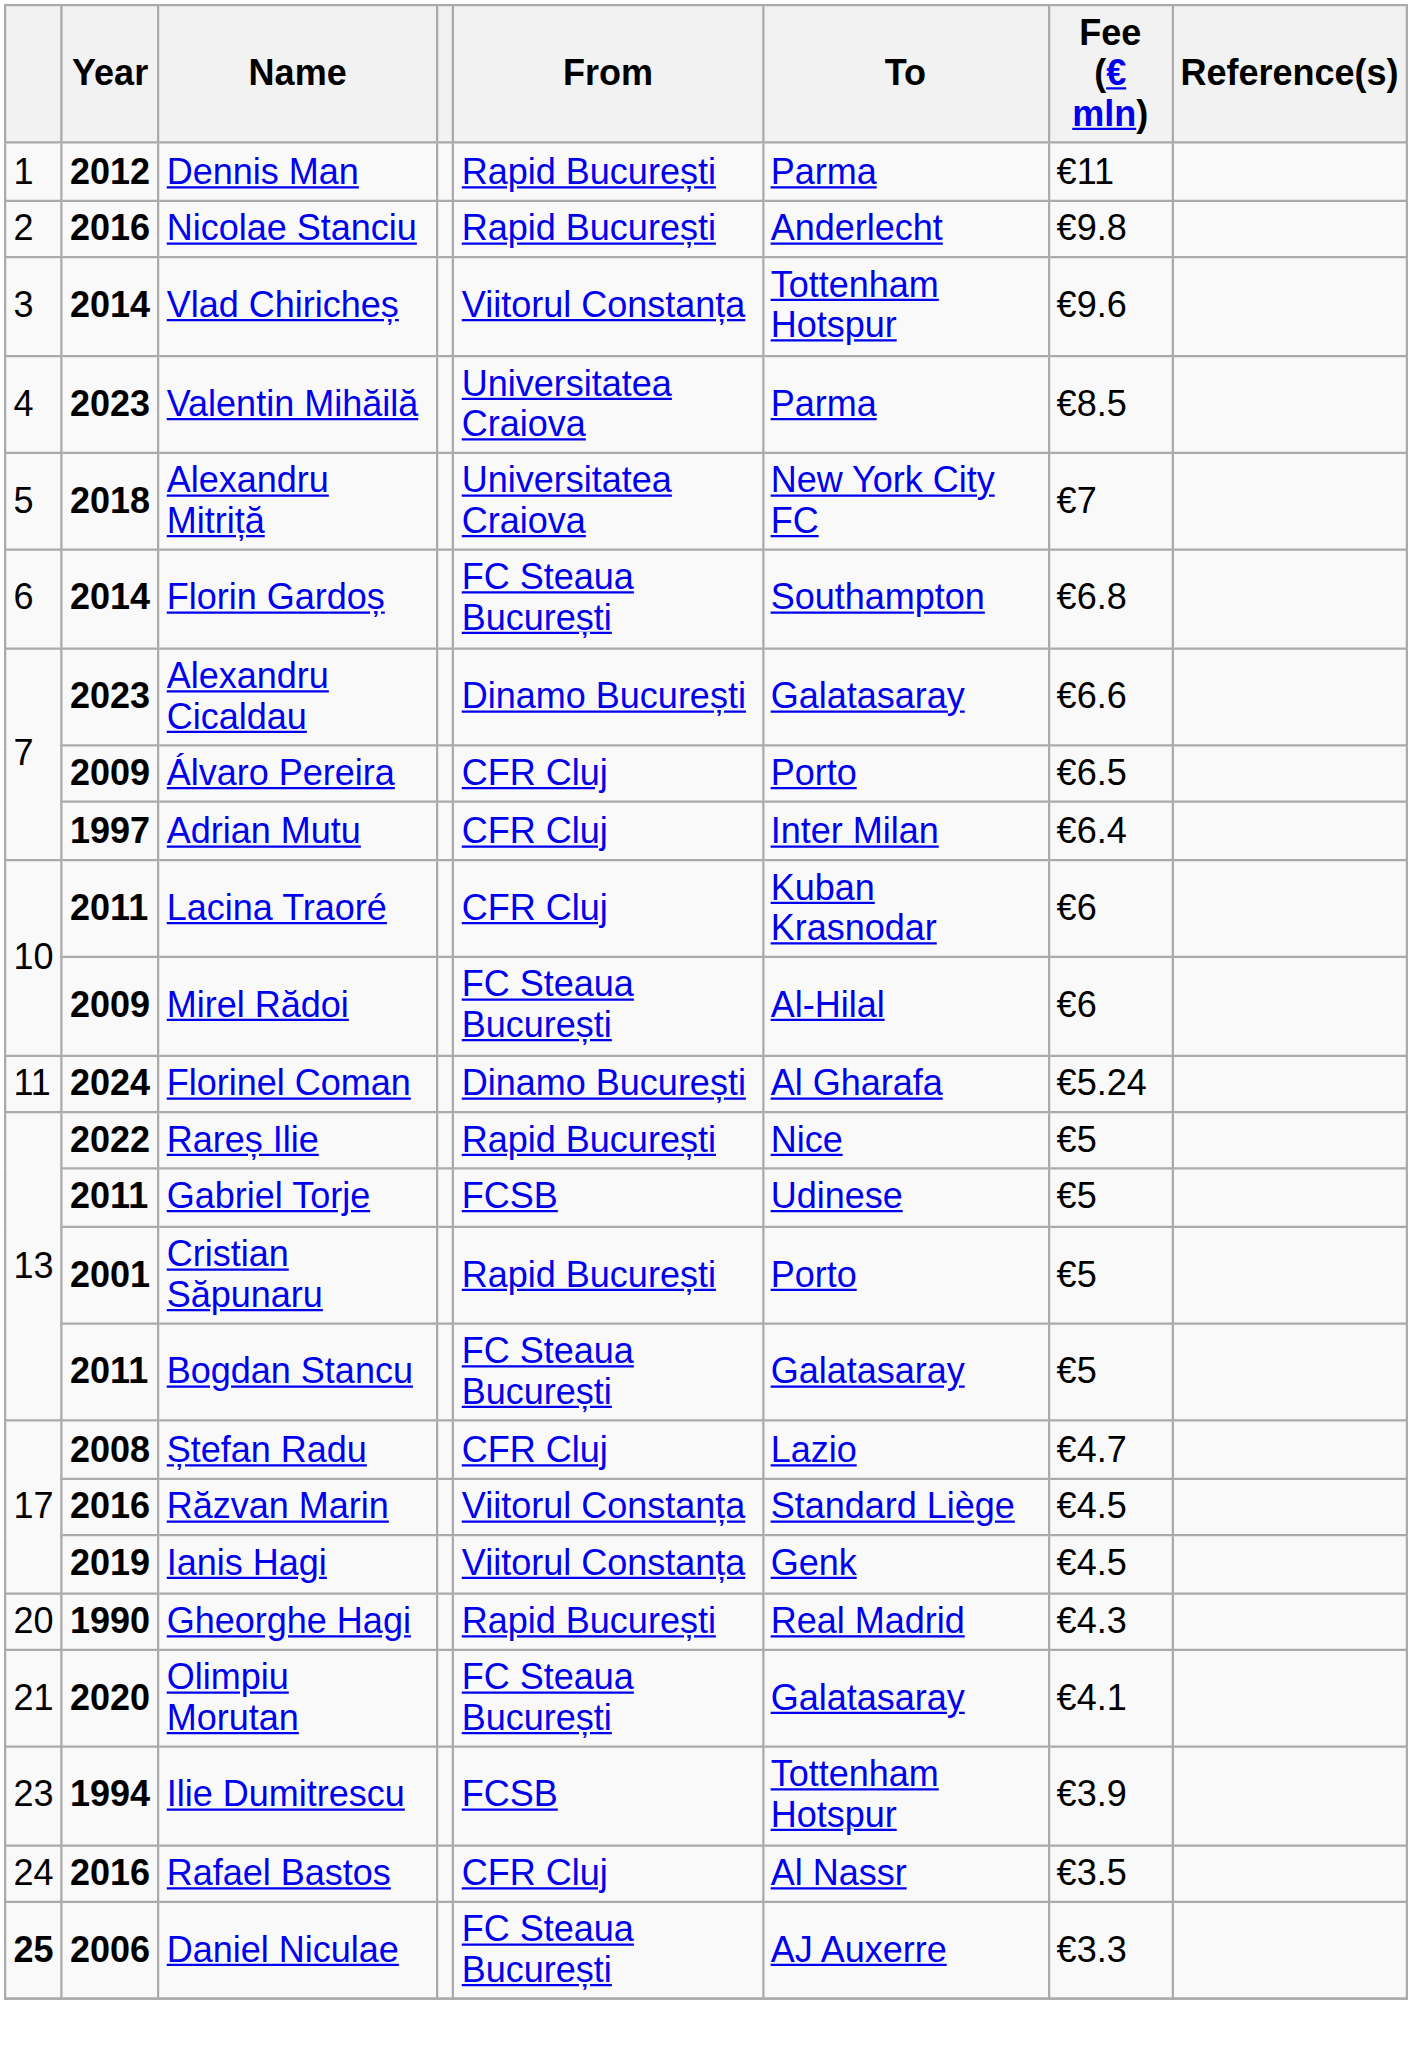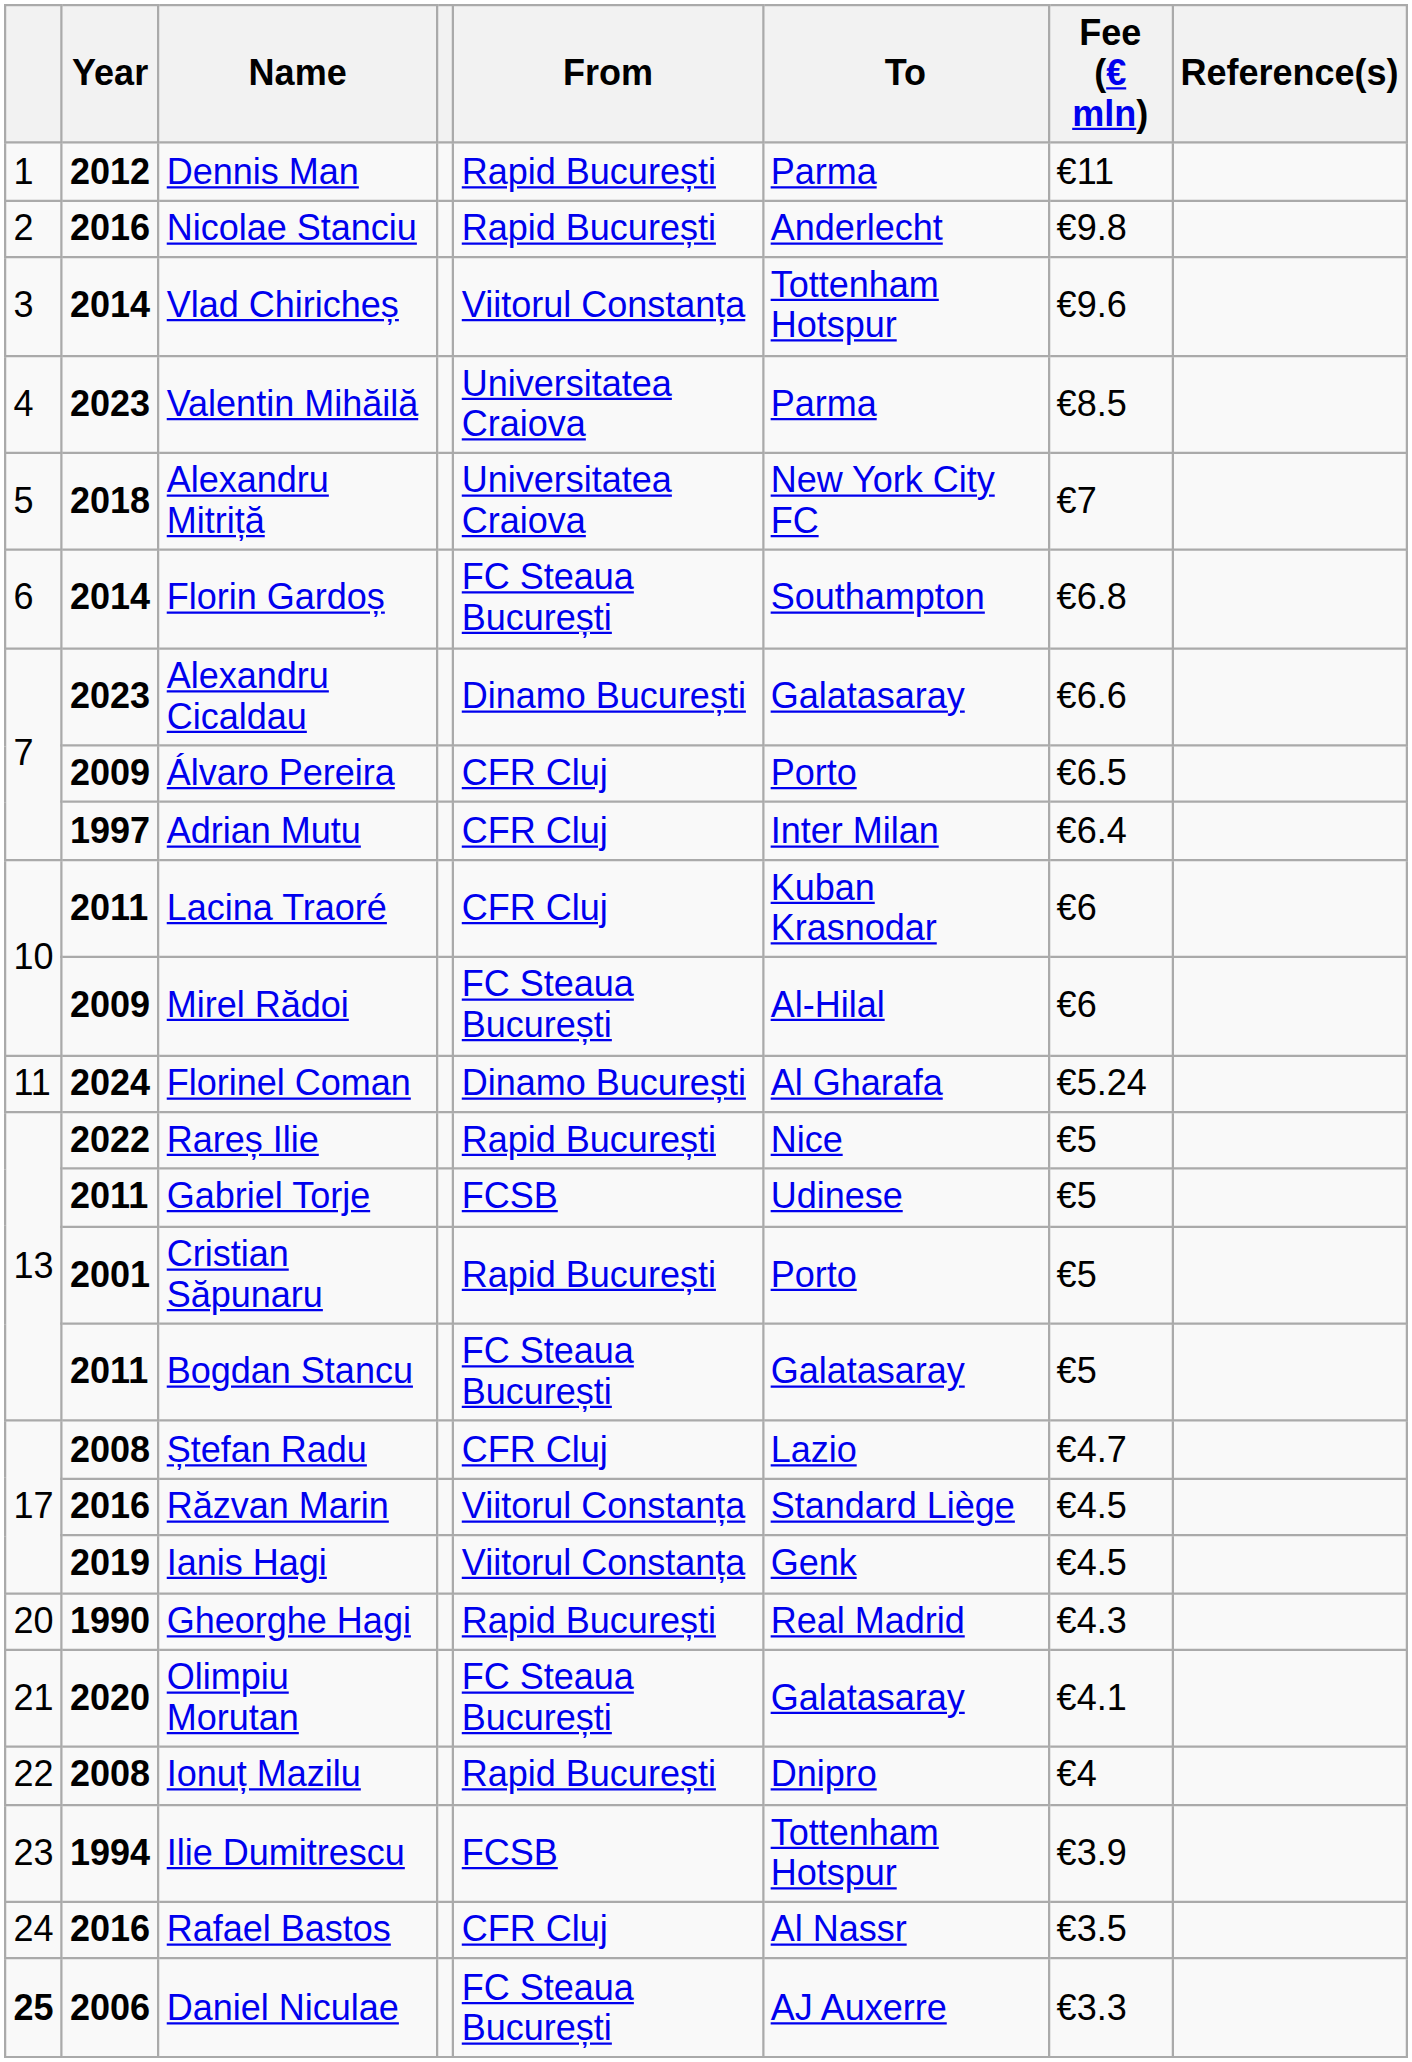+ row: (264, 1775)
